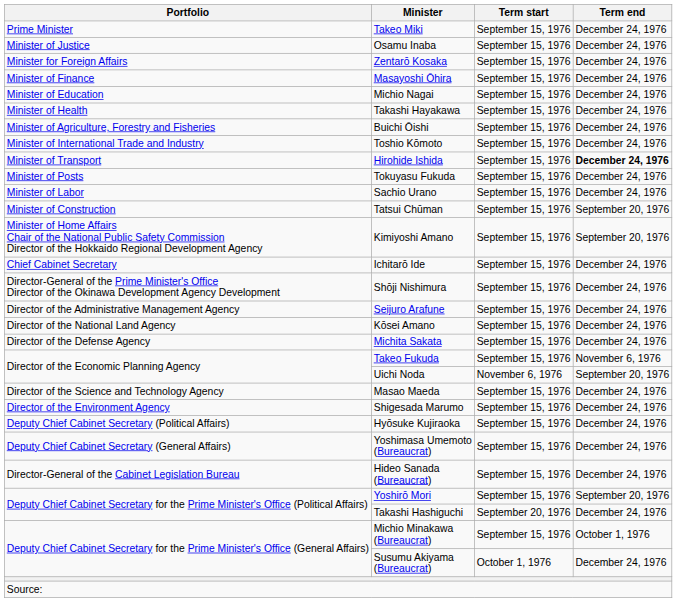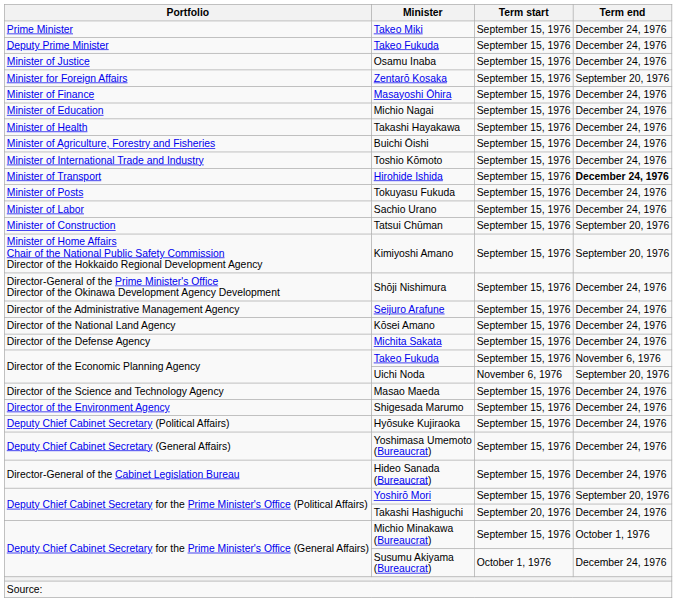+ row: (58, 46)
(621, 62) December 24, 1976 -> (622, 78) September 20, 1976
- row: (62, 265)
